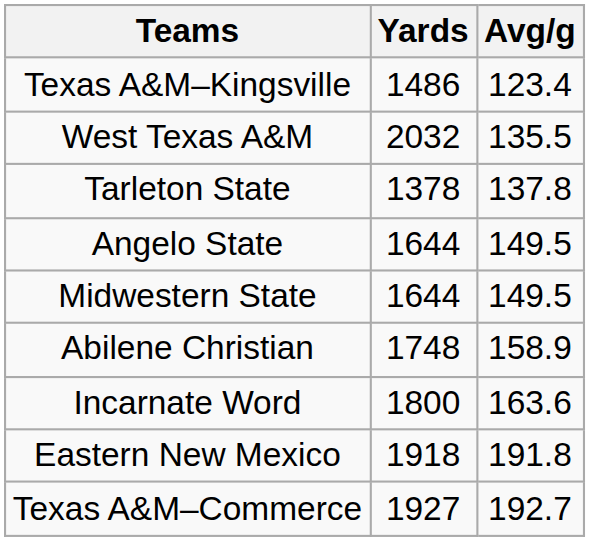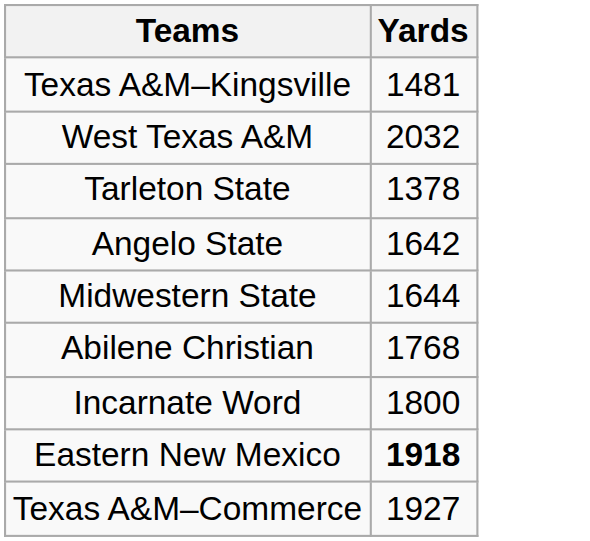- column: (530, 31)
(423, 84) 1486 -> (423, 84) 1481
(423, 243) 1644 -> (423, 243) 1642
(423, 349) 1748 -> (423, 349) 1768
(423, 455) normal -> (423, 455) bold
